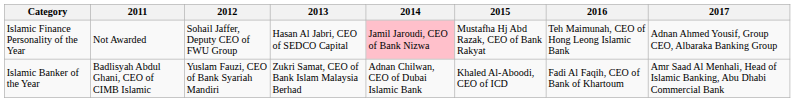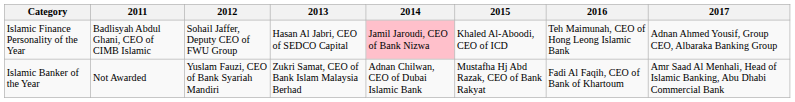(120, 39) Not Awarded -> (127, 39) Badlisyah Abdul Ghani, CEO of CIMB Islamic
(499, 39) Mustafha Hj Abd Razak, CEO of Bank Rakyat -> (496, 39) Khaled Al-Aboodi, CEO of ICD
(127, 78) Badlisyah Abdul Ghani, CEO of CIMB Islamic -> (120, 78) Not Awarded
(496, 78) Khaled Al-Aboodi, CEO of ICD -> (499, 78) Mustafha Hj Abd Razak, CEO of Bank Rakyat
